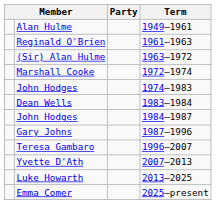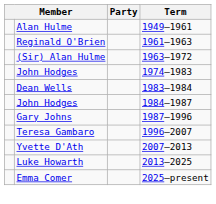- row: (55, 72)
